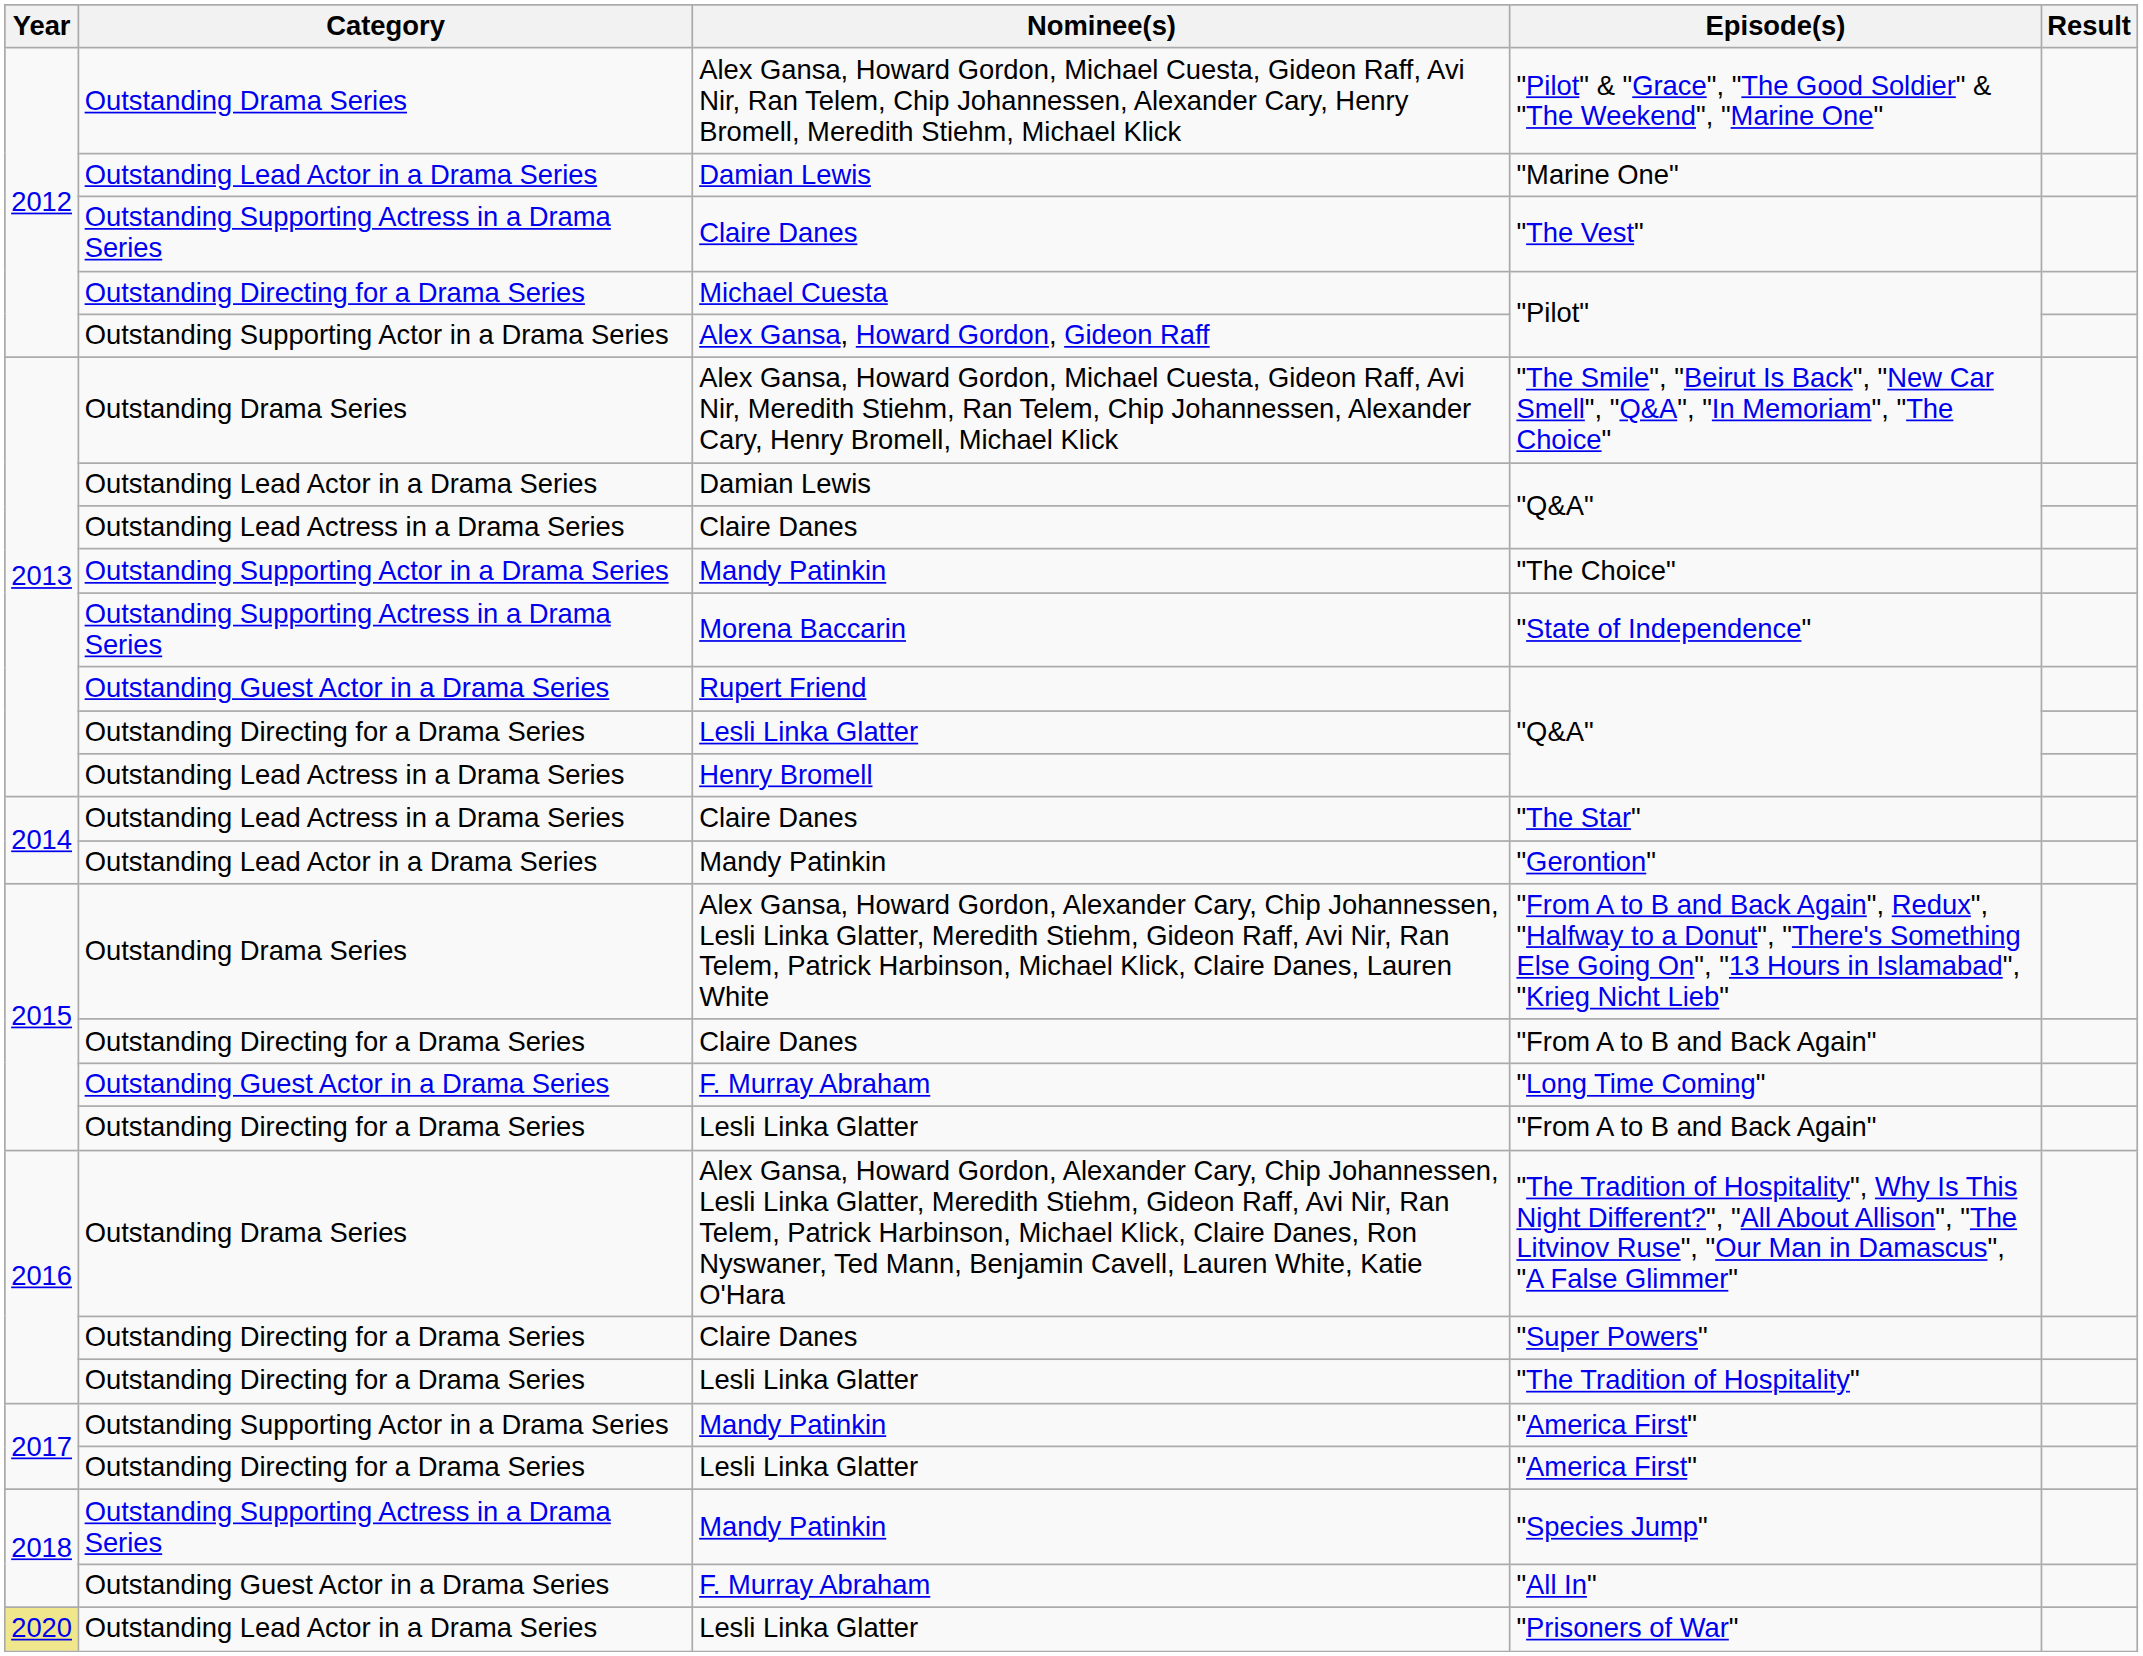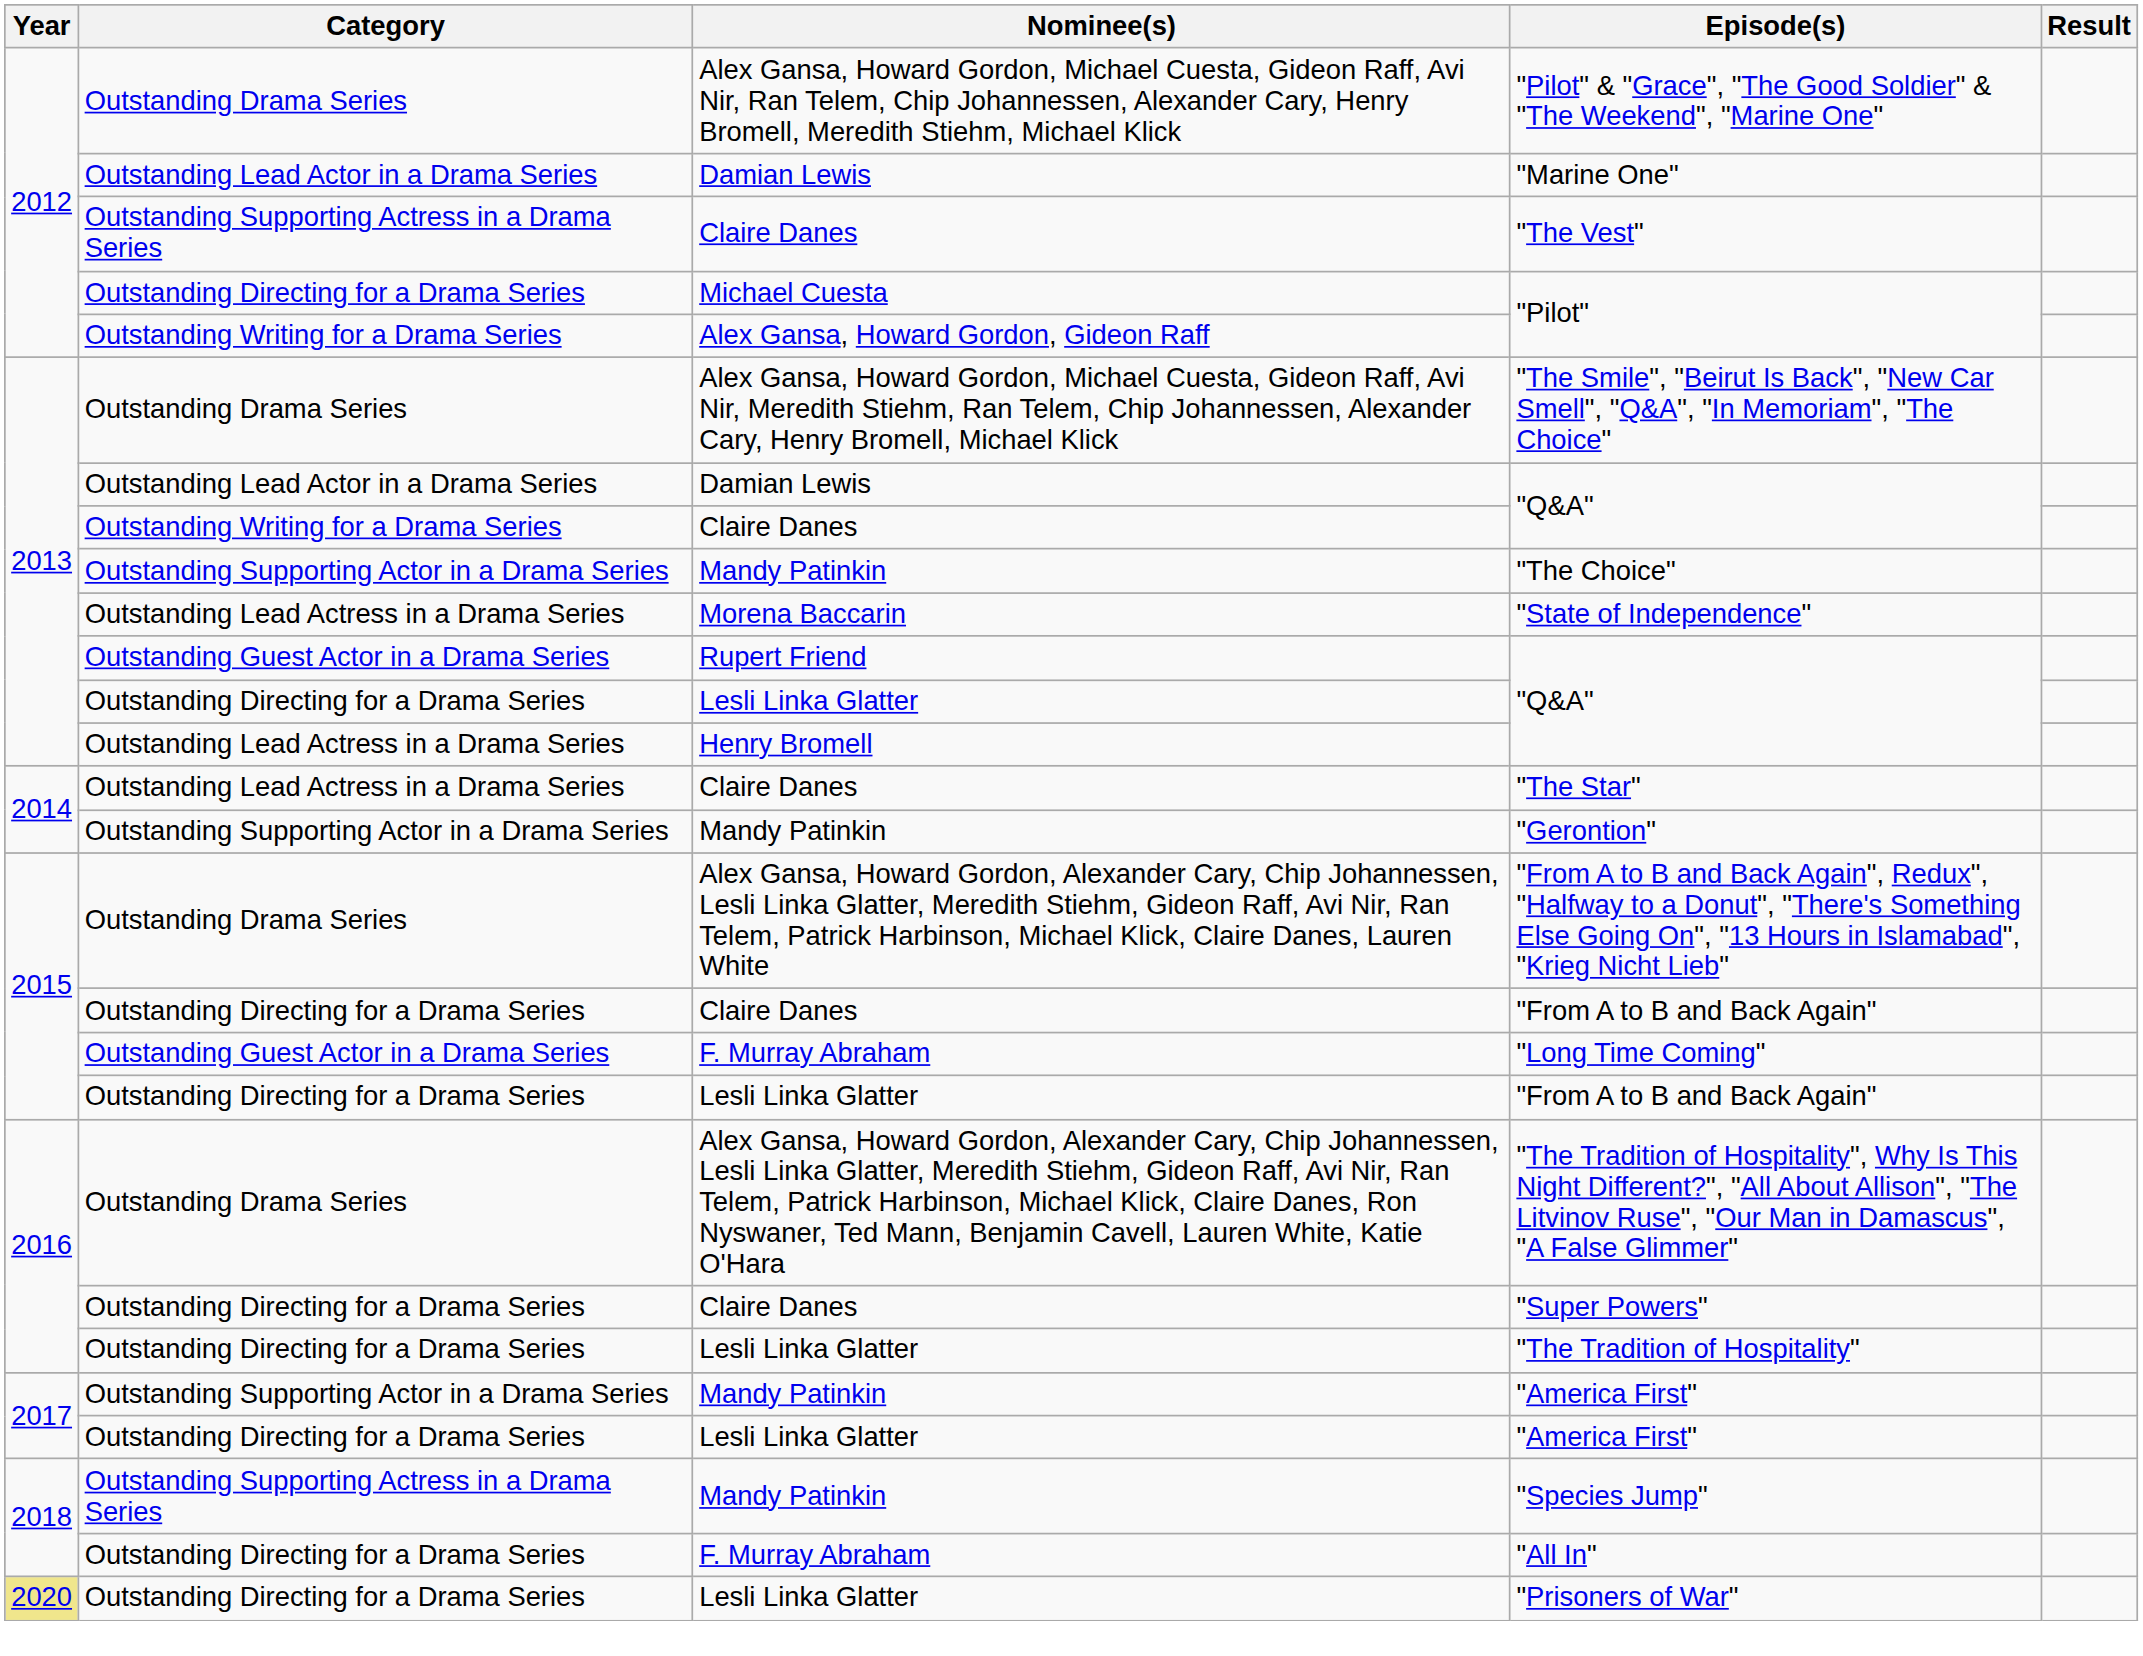(377, 335) Outstanding Supporting Actor in a Drama Series -> (323, 335) Outstanding Writing for a Drama Series
(355, 527) Outstanding Lead Actress in a Drama Series -> (323, 527) Outstanding Writing for a Drama Series
(348, 629) Outstanding Supporting Actress in a Drama Series -> (355, 614) Outstanding Lead Actress in a Drama Series
(341, 861) Outstanding Lead Actor in a Drama Series -> (377, 830) Outstanding Supporting Actor in a Drama Series
(347, 1585) Outstanding Guest Actor in a Drama Series -> (335, 1554) Outstanding Directing for a Drama Series
(341, 1628) Outstanding Lead Actor in a Drama Series -> (335, 1597) Outstanding Directing for a Drama Series
